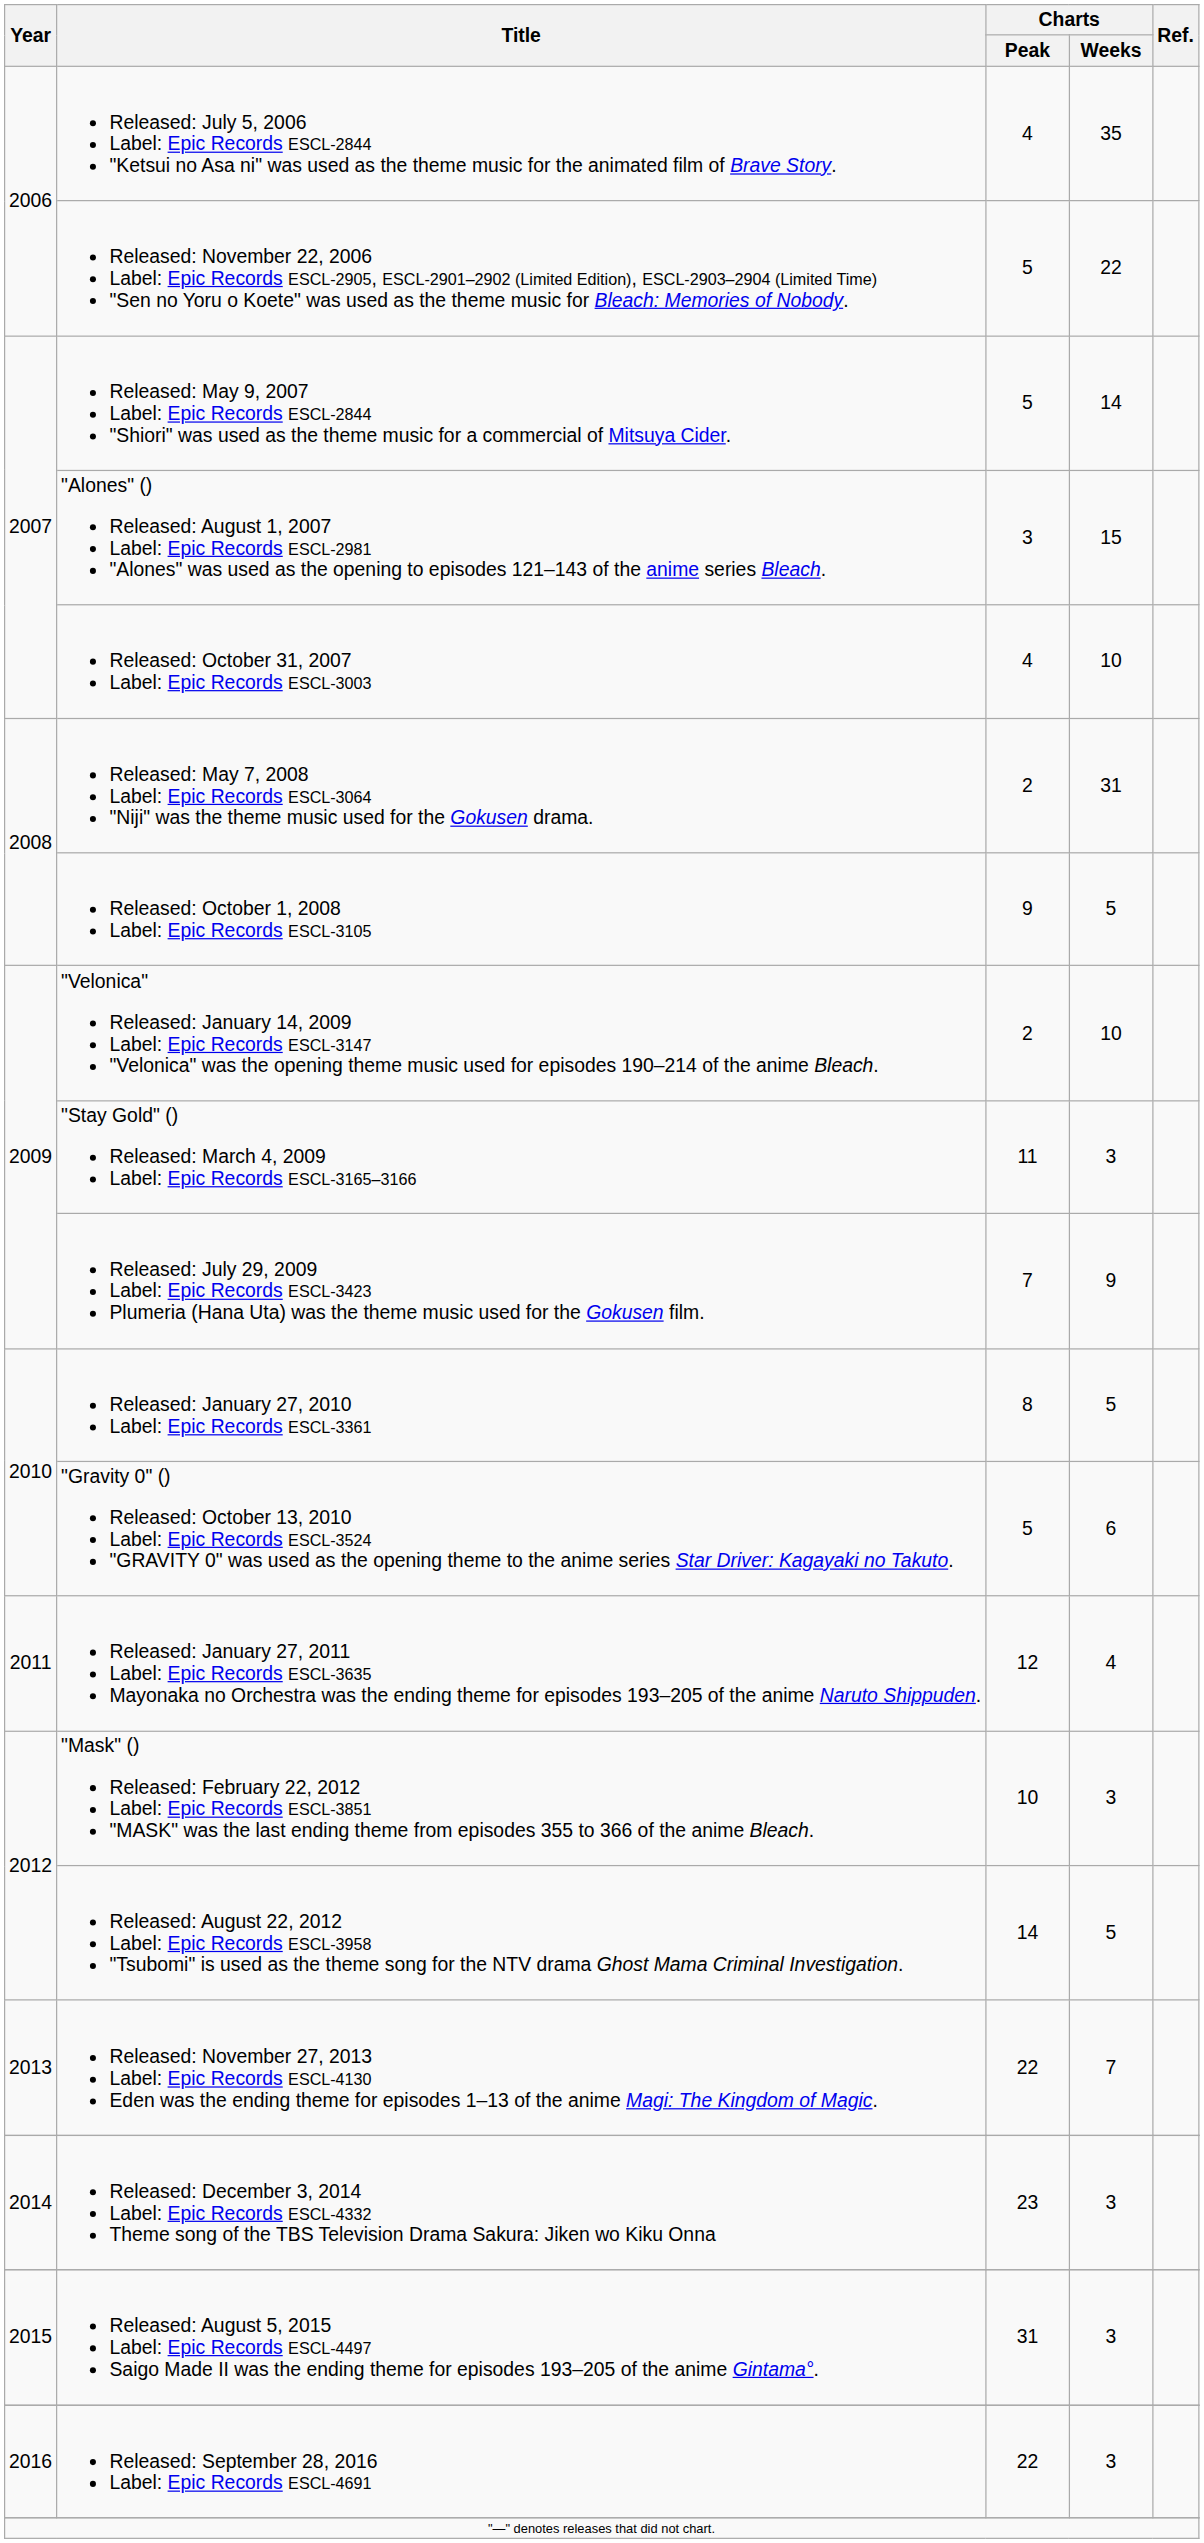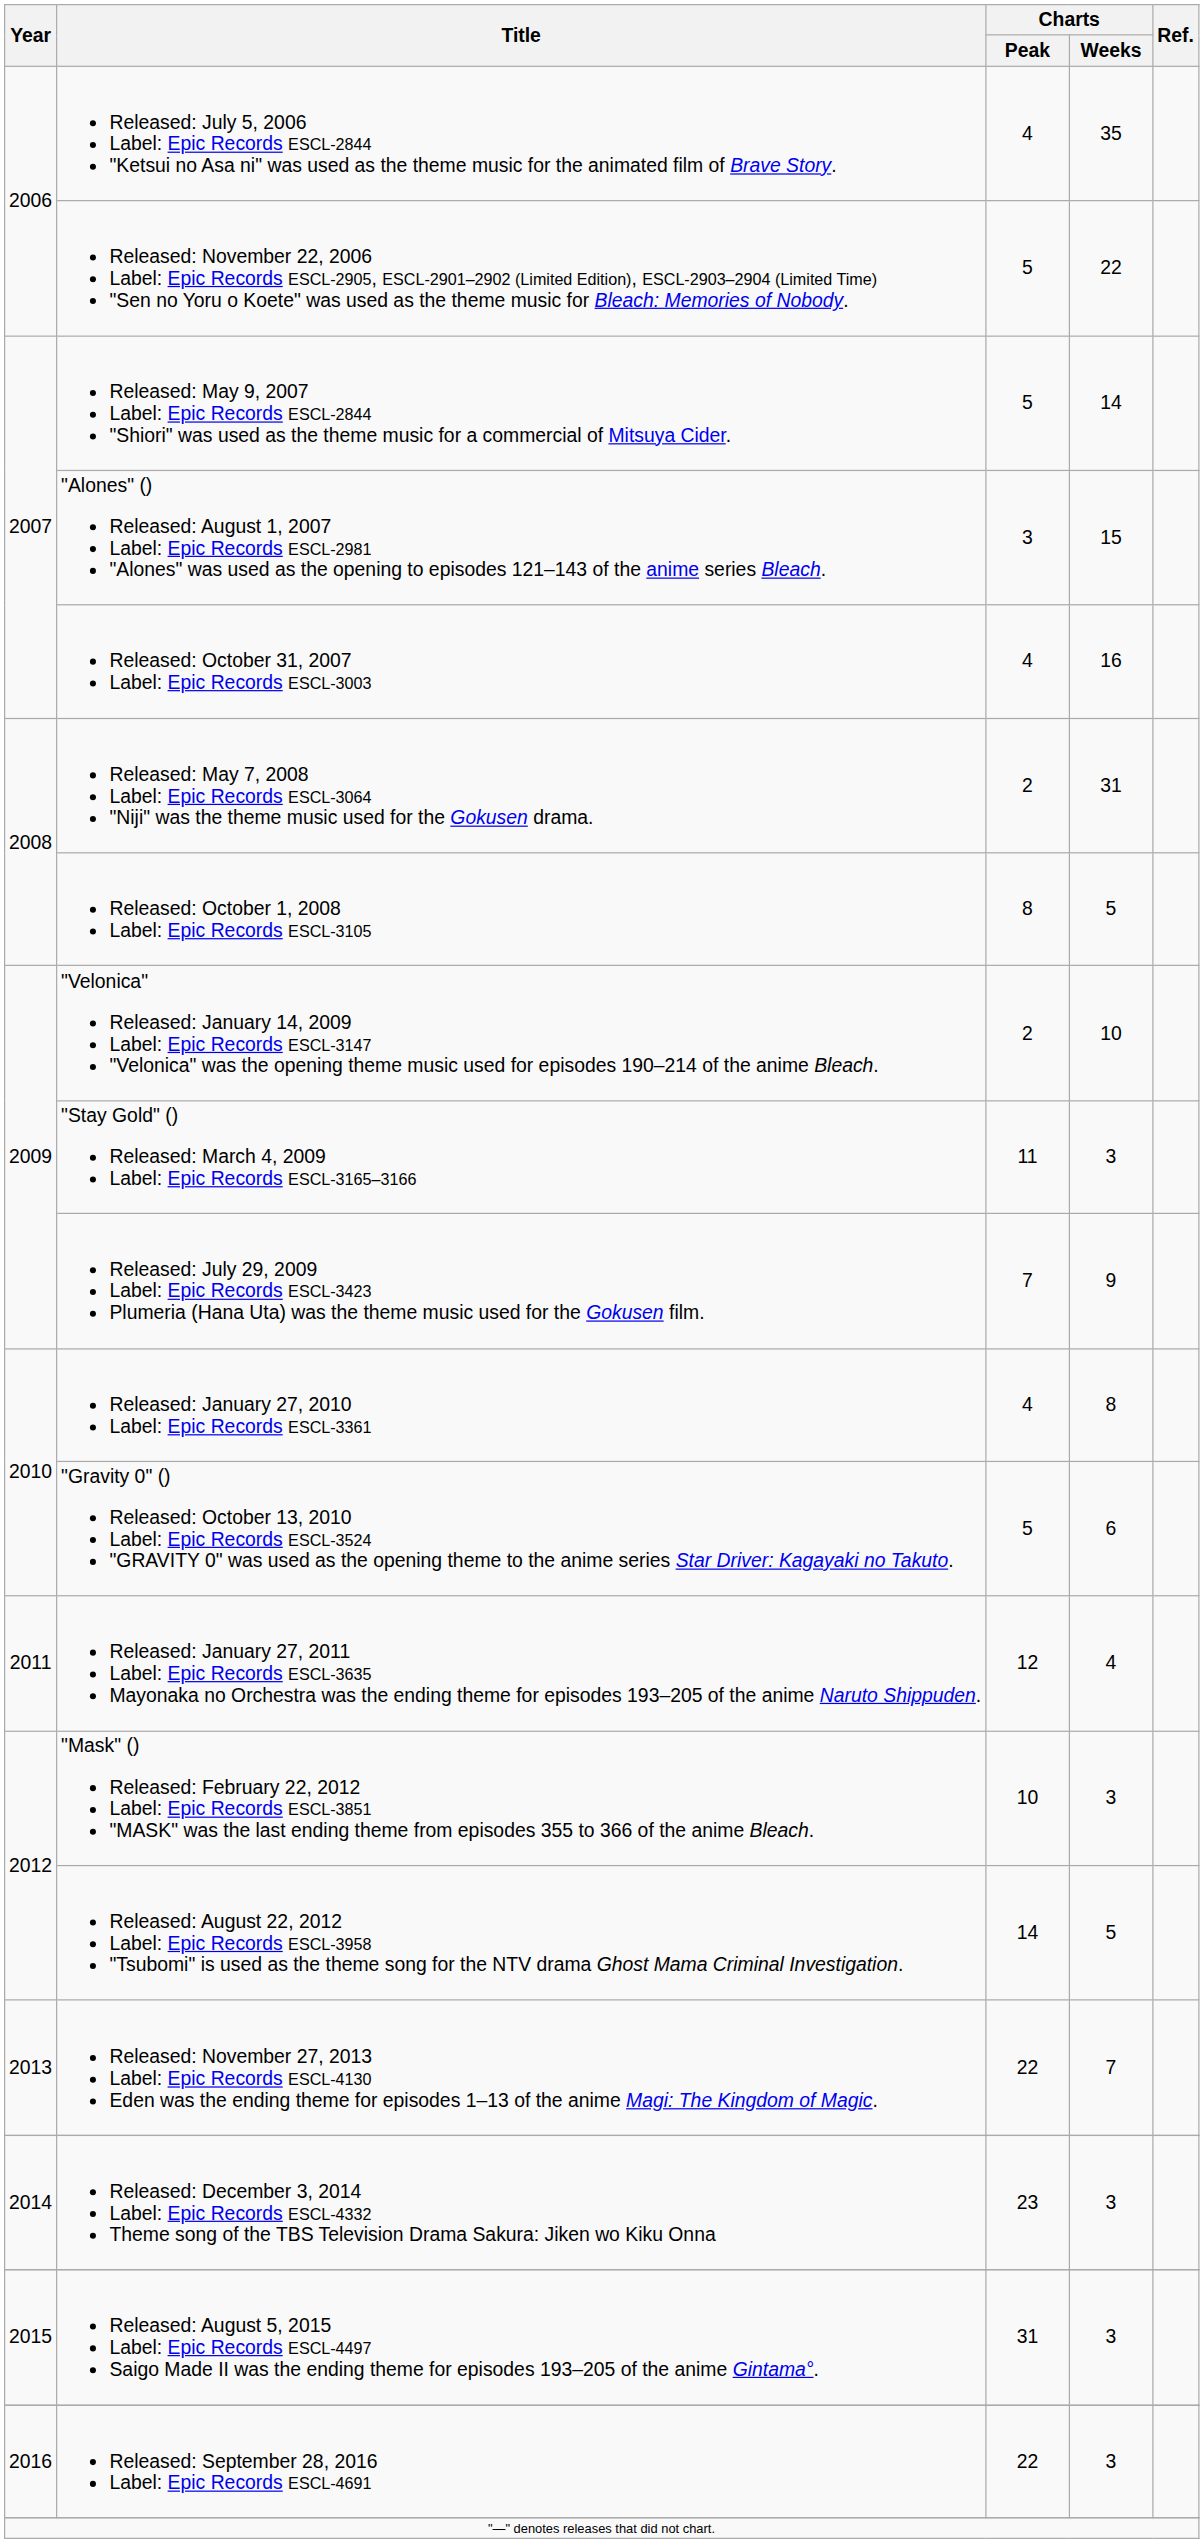(1111, 661) 10 -> (1111, 661) 16
(1027, 909) 9 -> (1027, 909) 8
(1027, 1404) 8 -> (1027, 1404) 4
(1111, 1404) 5 -> (1111, 1404) 8
